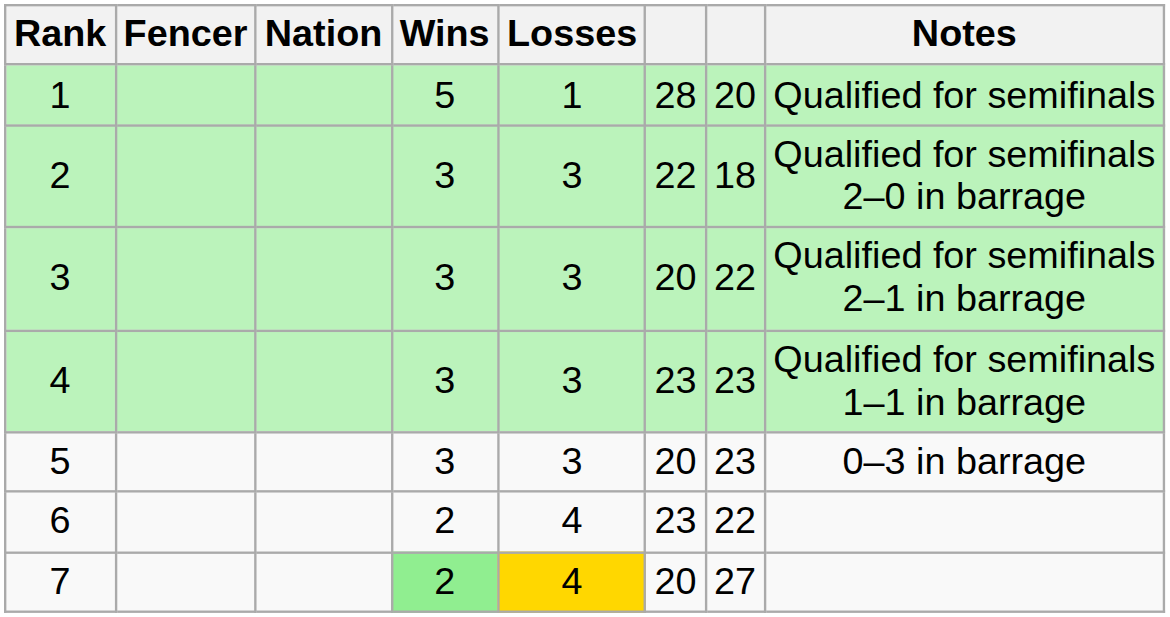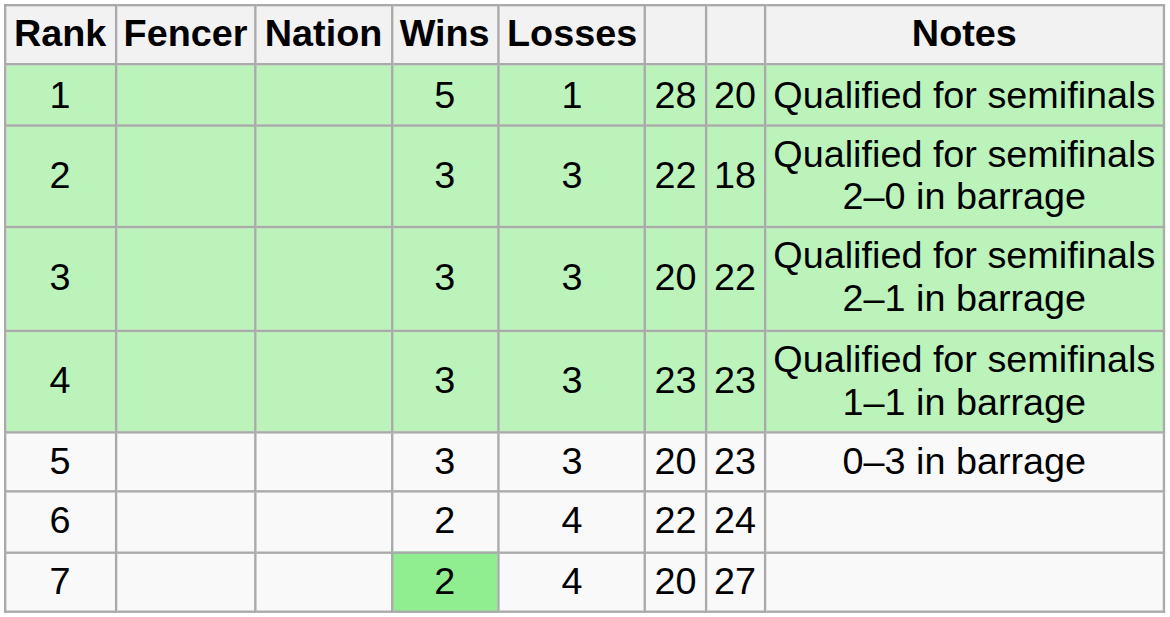(676, 521) 23 -> (676, 521) 22
(735, 521) 22 -> (735, 521) 24
(572, 581) gold background -> (572, 581) no background
